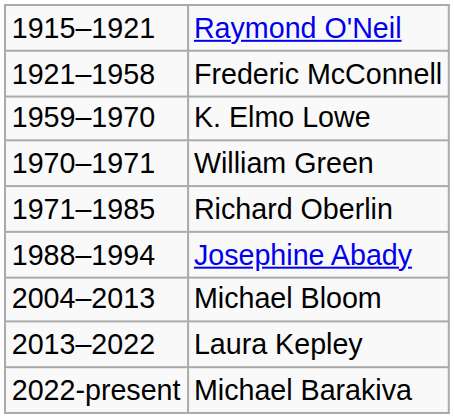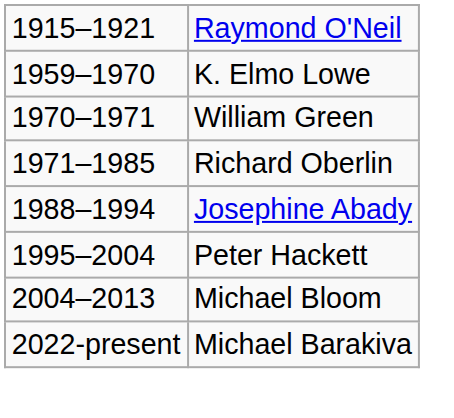- row: (318, 73)
+ row: (281, 254)
- row: (278, 345)
